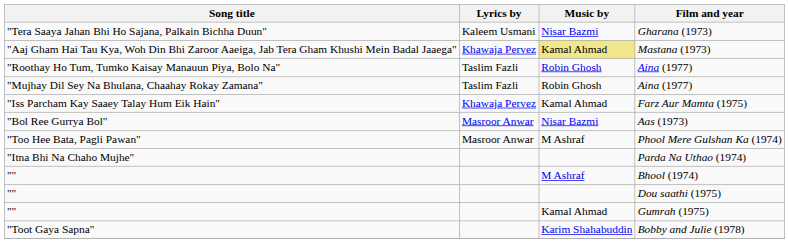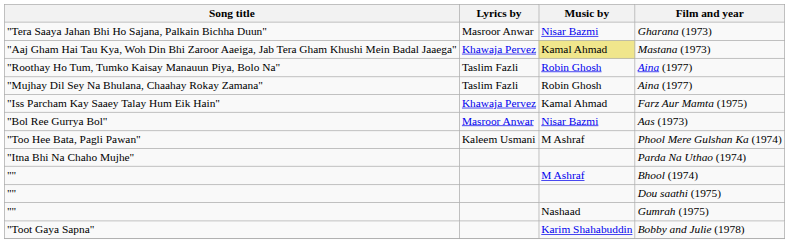(499, 31) Kaleem Usmani -> (498, 31) Masroor Anwar
(498, 139) Masroor Anwar -> (499, 139) Kaleem Usmani
(574, 211) Kamal Ahmad -> (561, 211) Nashaad
